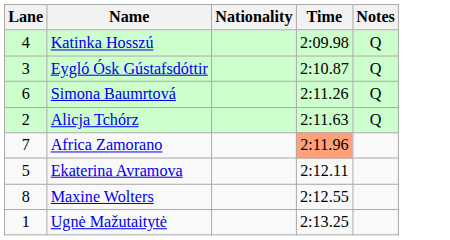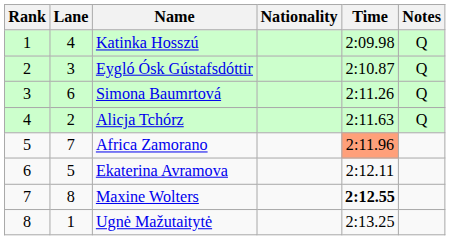+ column: (27, 17)
(324, 196) normal -> (370, 196) bold
